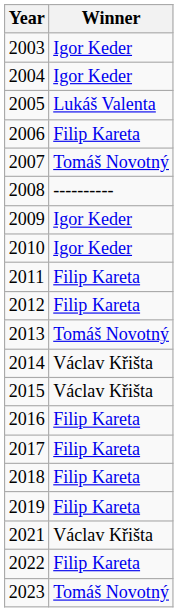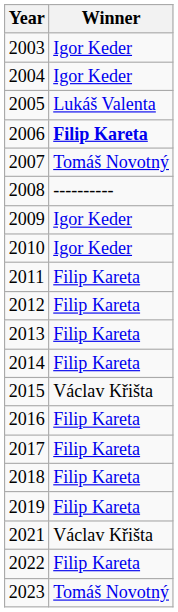(97, 133) normal -> (101, 133) bold
(111, 334) Tomáš Novotný -> (97, 334) Filip Kareta
(103, 362) Václav Křišta -> (97, 362) Filip Kareta
